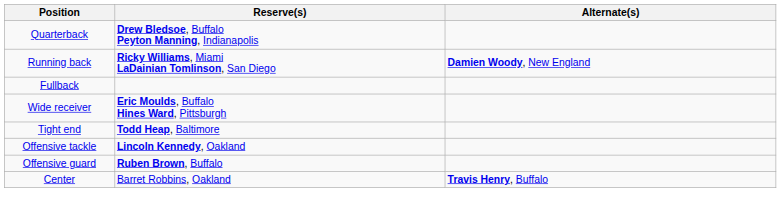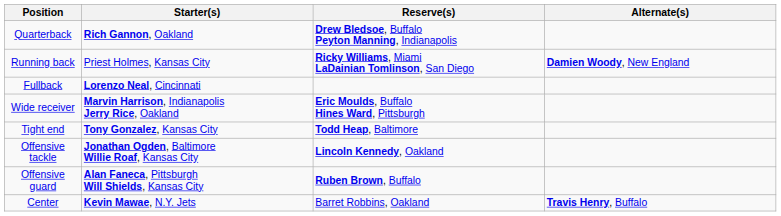+ column: (197, 12)
